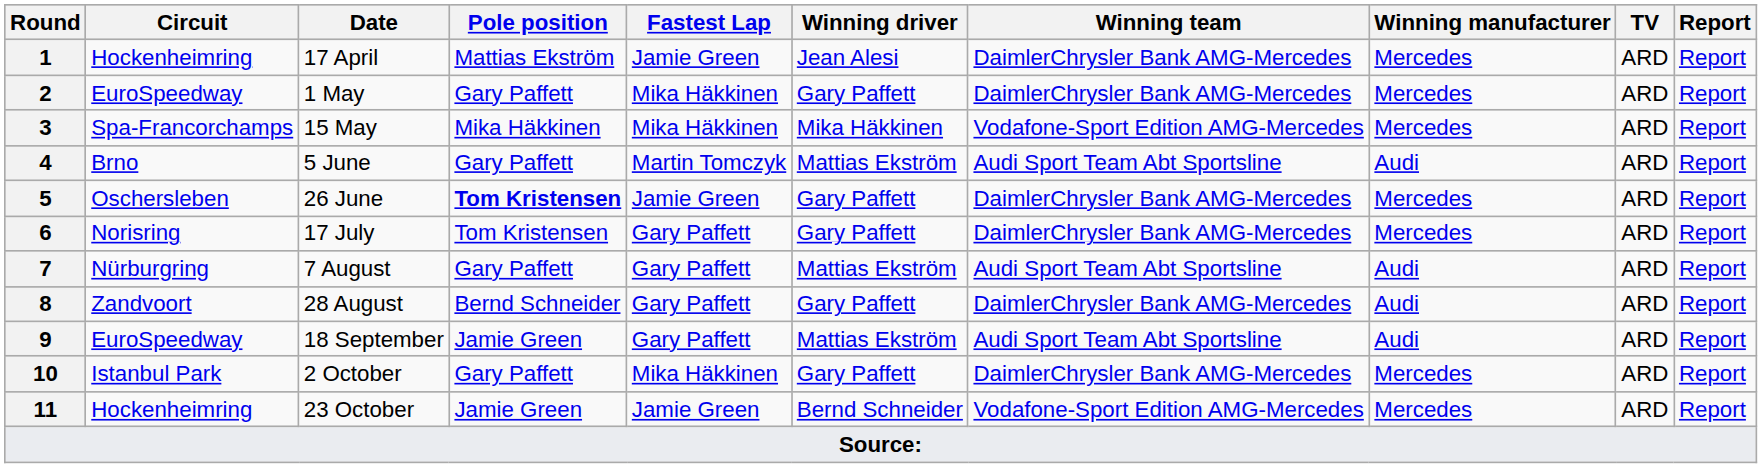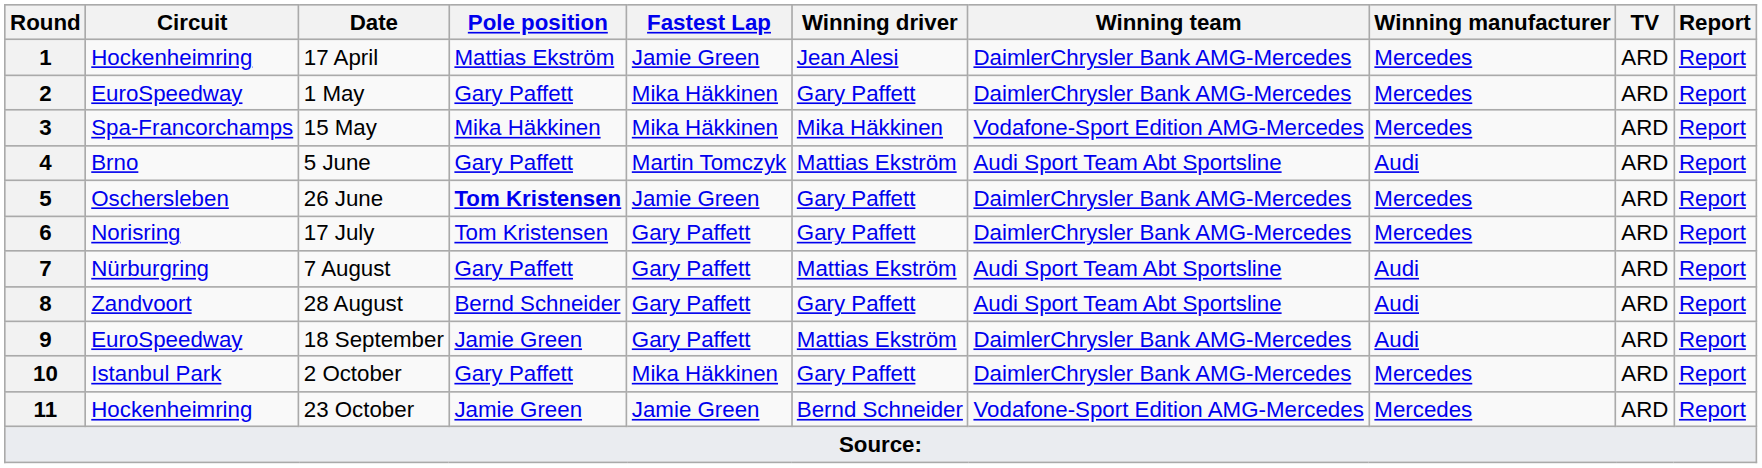(1162, 303) DaimlerChrysler Bank AMG-Mercedes -> (1128, 303) Audi Sport Team Abt Sportsline
(1128, 338) Audi Sport Team Abt Sportsline -> (1162, 338) DaimlerChrysler Bank AMG-Mercedes
